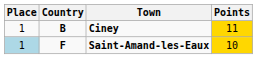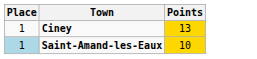- column: (63, 13)
(232, 29) 11 -> (185, 29) 13
